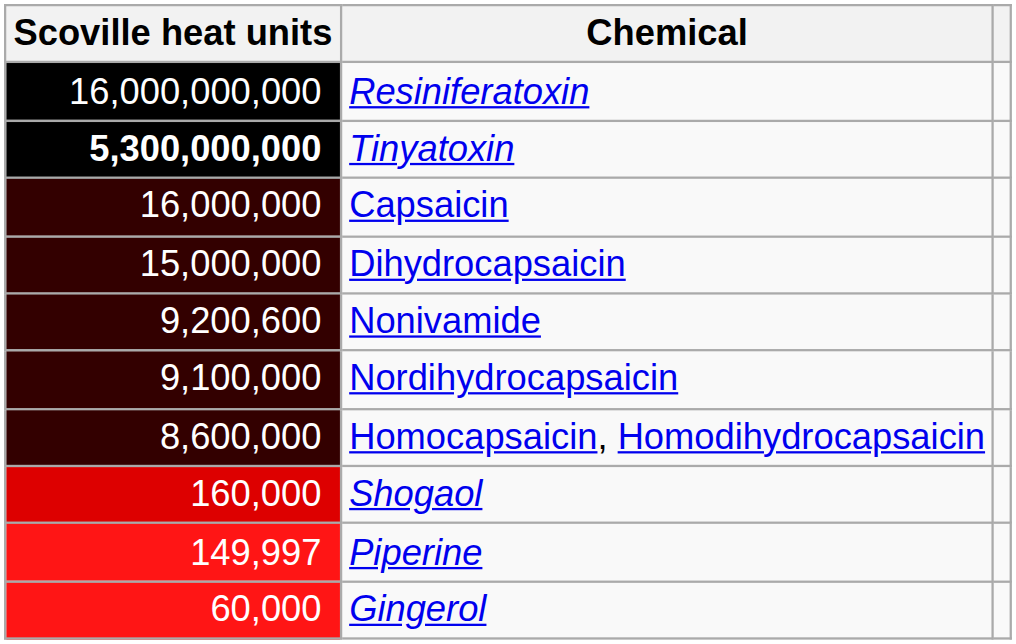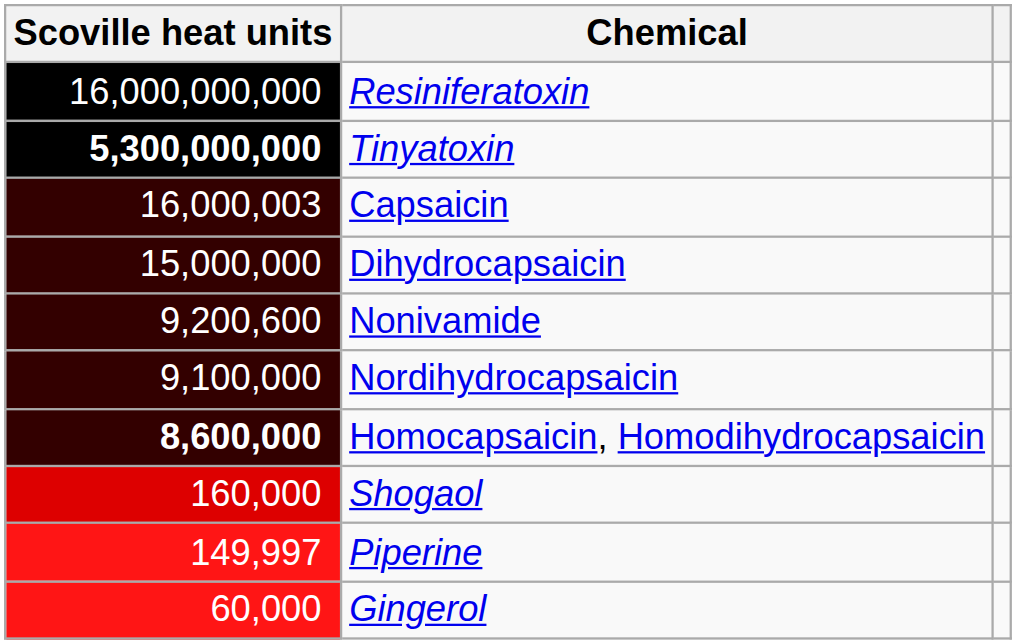(231, 206) 16,000,000 -> (231, 206) 16,000,003
(241, 436) normal -> (241, 436) bold
